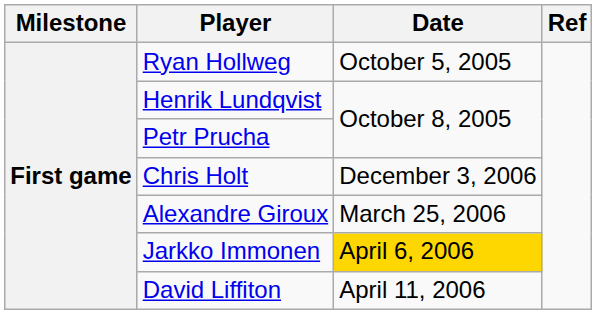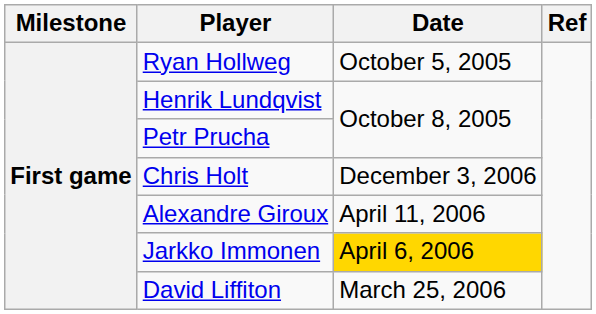(423, 213) March 25, 2006 -> (412, 213) April 11, 2006
(412, 289) April 11, 2006 -> (423, 289) March 25, 2006
